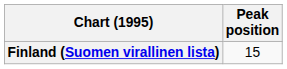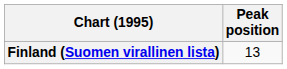(252, 52) 15 -> (252, 52) 13
